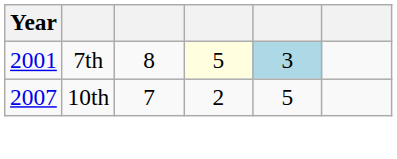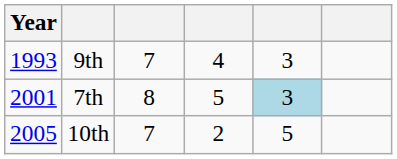+ row: (88, 60)
(218, 60) lightyellow background -> (218, 97) no background
(33, 97) 2007 -> (33, 134) 2005
